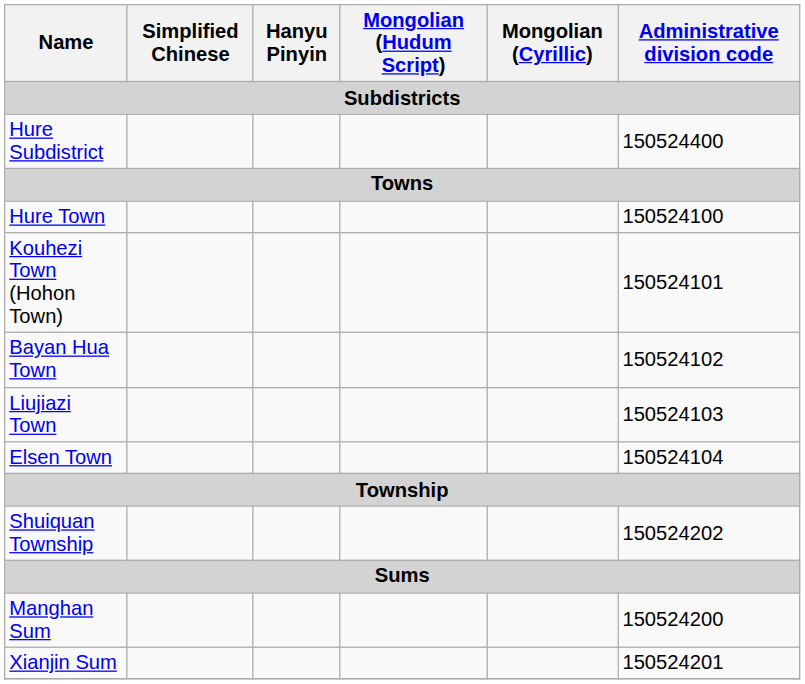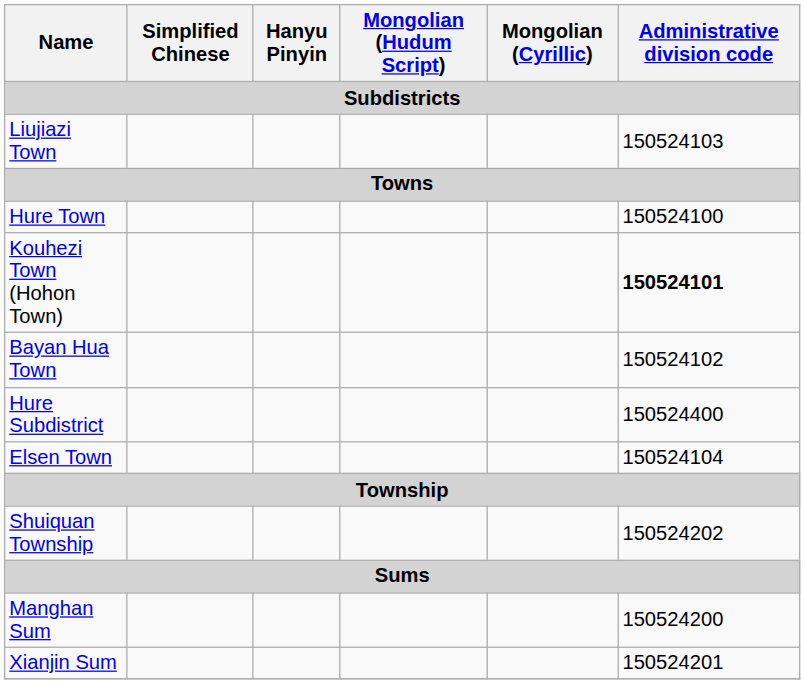rows swapped: (56, 141) <-> (40, 414)
(673, 282) normal -> (673, 282) bold
